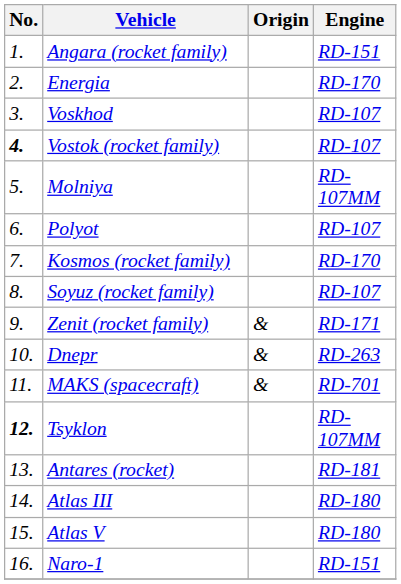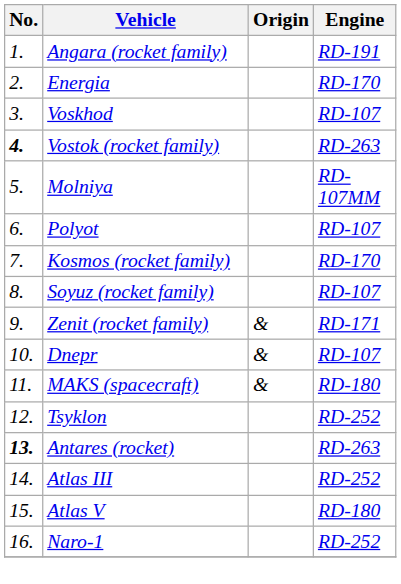(349, 51) RD-151 -> (349, 51) RD-191
(349, 144) RD-107 -> (349, 144) RD-263
(349, 354) RD-263 -> (349, 354) RD-107
(349, 385) RD-701 -> (349, 385) RD-180
(21, 427) bold -> (21, 416) normal
(349, 427) RD-107ММ -> (349, 416) RD-252
(21, 470) normal -> (21, 447) bold
(349, 470) RD-181 -> (349, 447) RD-263
(349, 501) RD-180 -> (349, 479) RD-252
(349, 563) RD-151 -> (349, 541) RD-252
